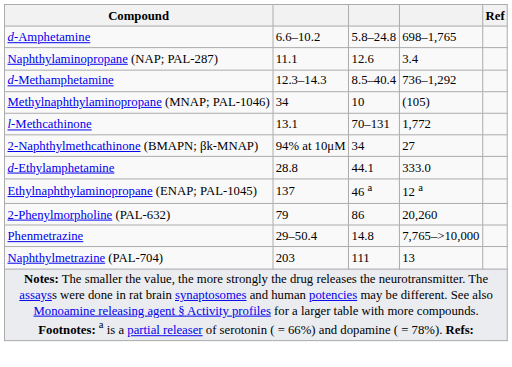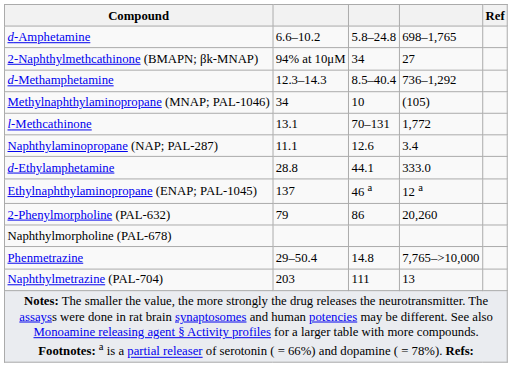rows swapped: (113, 58) <-> (133, 145)
+ row: (90, 236)
